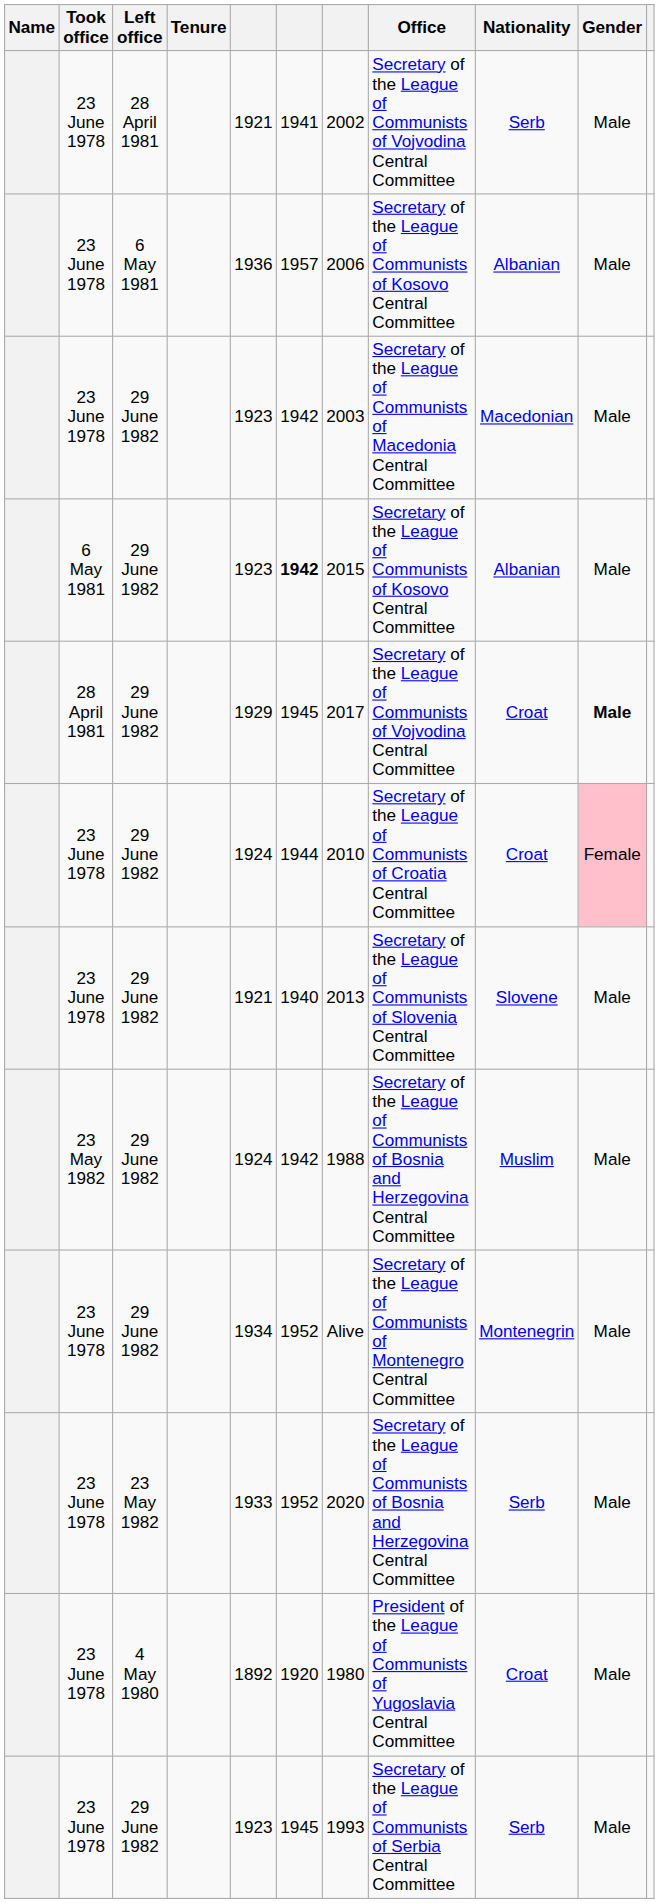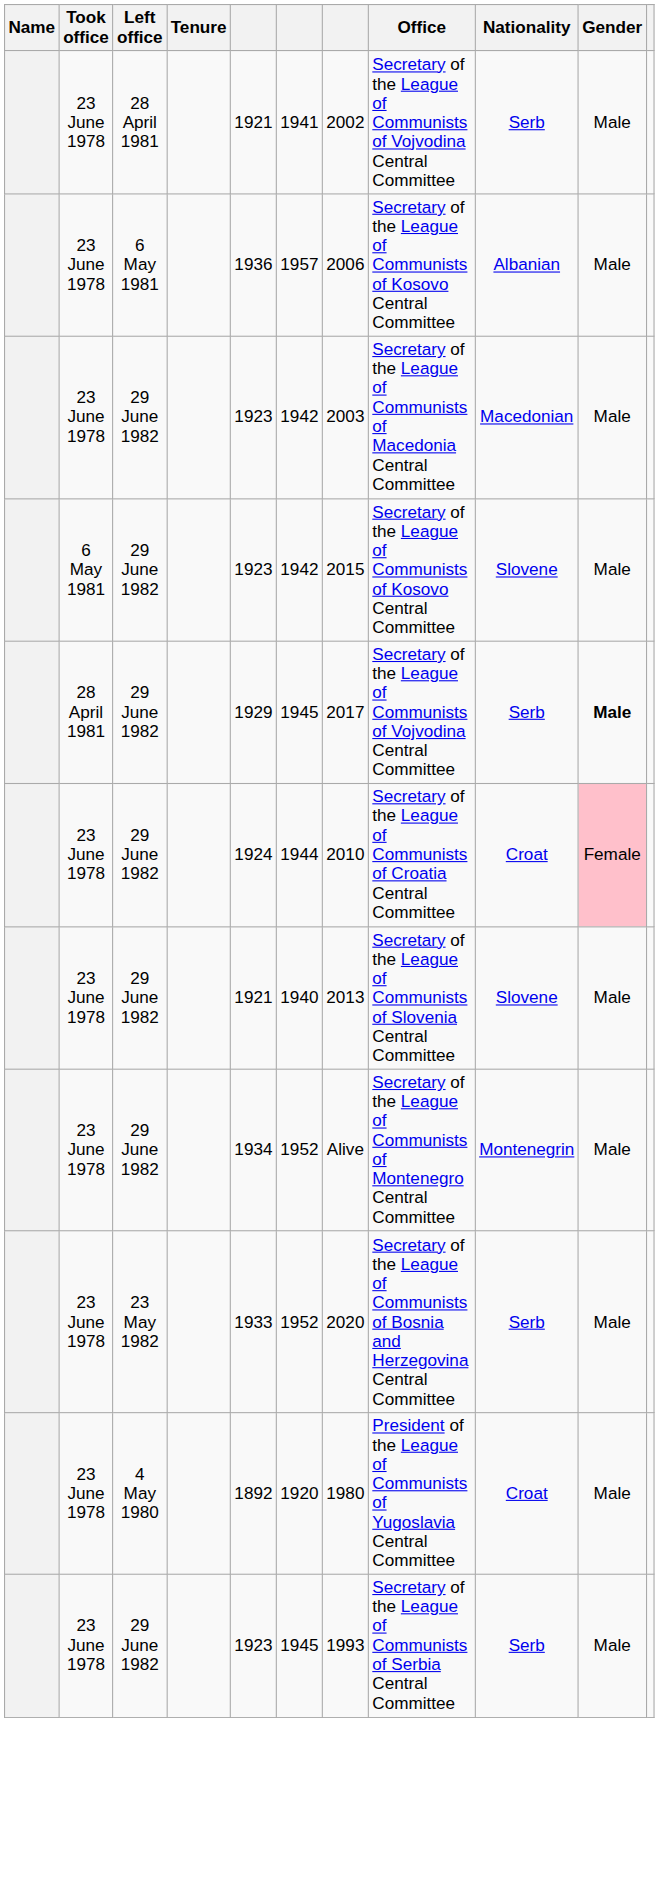(299, 569) bold -> (299, 569) normal
(527, 569) Albanian -> (527, 569) Slovene
(527, 712) Croat -> (527, 712) Serb
- row: (86, 1159)
